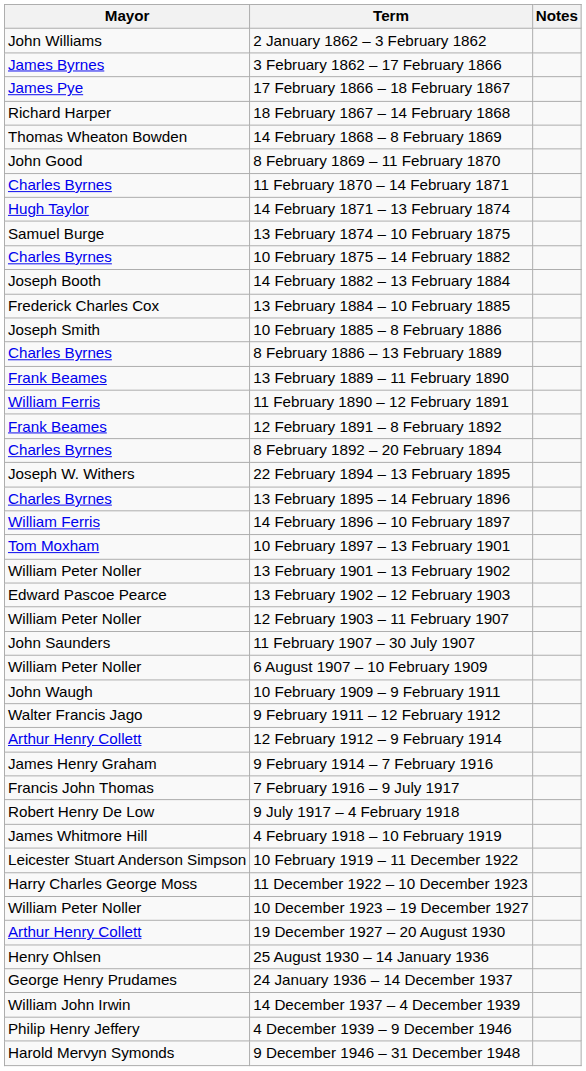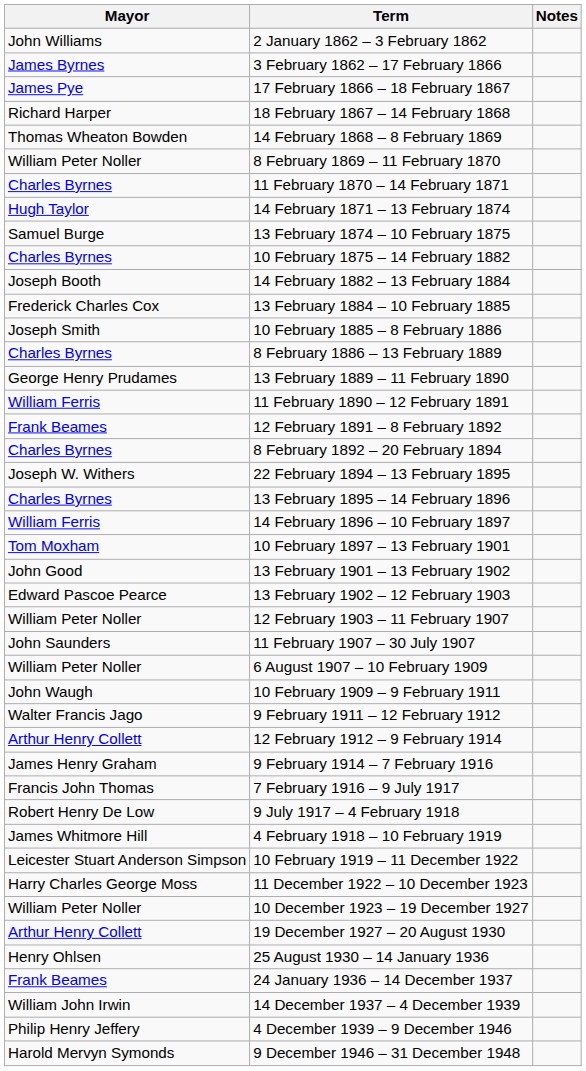(45, 161) John Good -> (75, 161) William Peter Noller
(57, 378) Frank Beames -> (92, 378) George Henry Prudames
(75, 570) William Peter Noller -> (45, 570) John Good
(92, 980) George Henry Prudames -> (57, 980) Frank Beames
